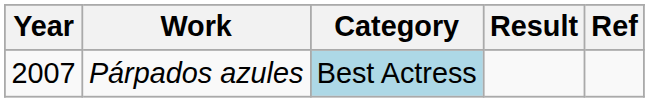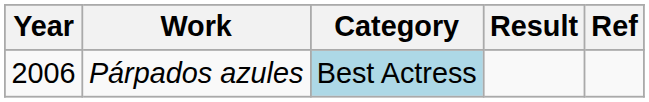(44, 73) 2007 -> (44, 73) 2006
